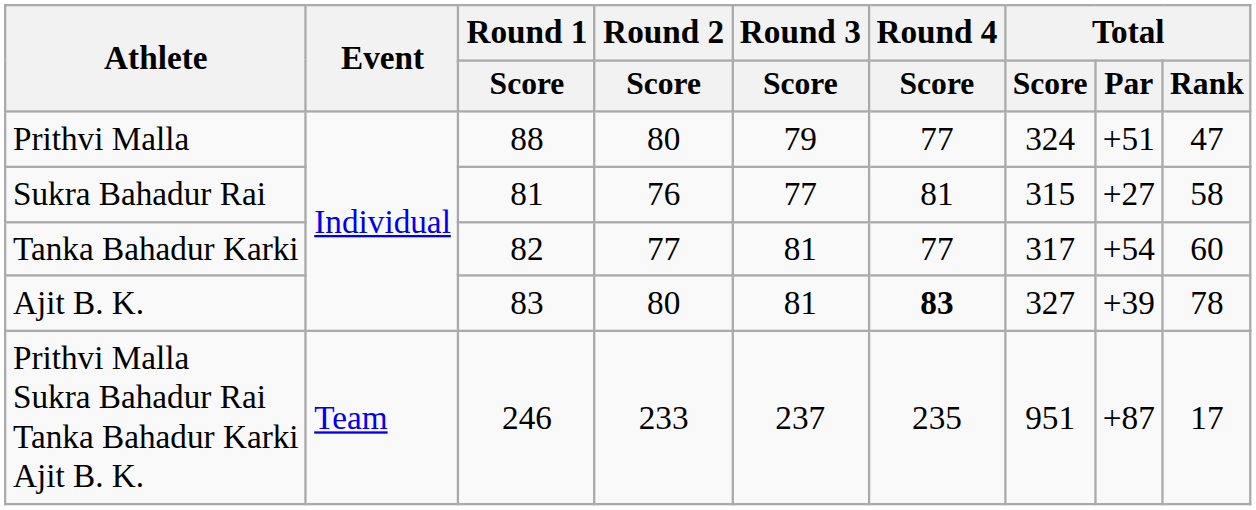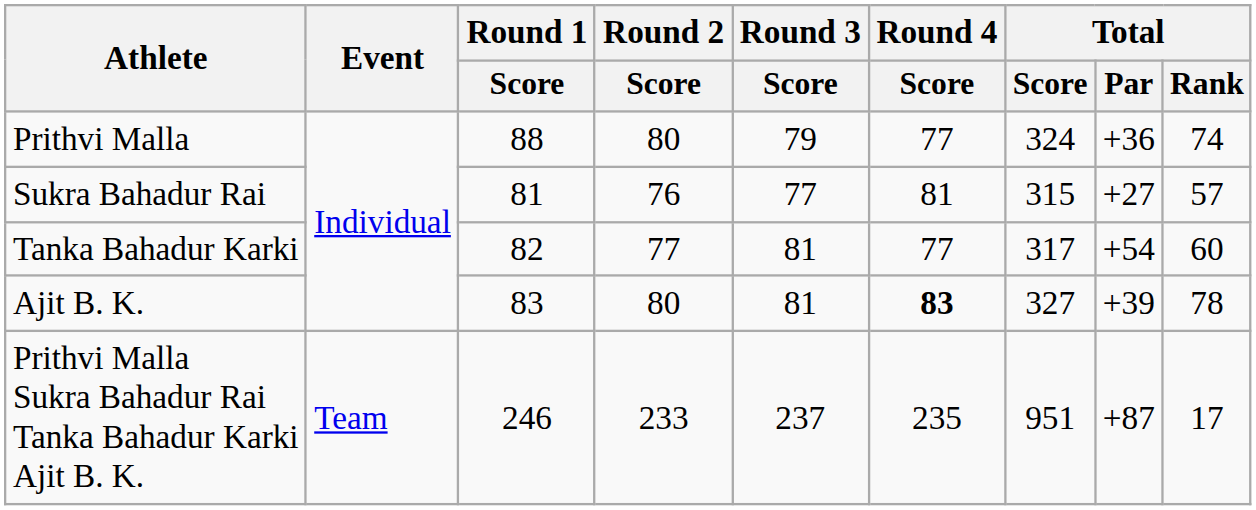(1129, 139) +51 -> (1129, 139) +36
(1207, 139) 47 -> (1207, 139) 74
(1207, 193) 58 -> (1207, 193) 57
